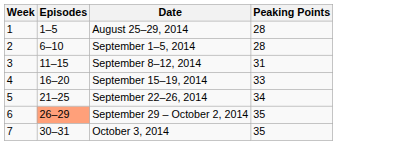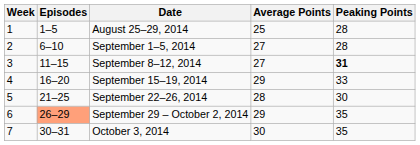+ column: (292, 13)
(259, 64) normal -> (342, 64) bold
(259, 98) 34 -> (342, 98) 30
